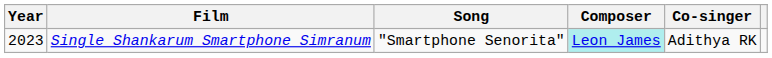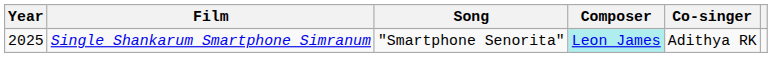(26, 41) 2023 -> (26, 41) 2025
